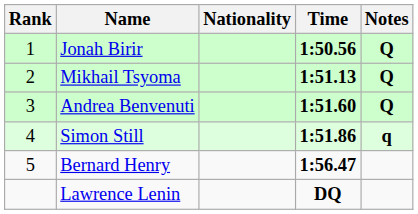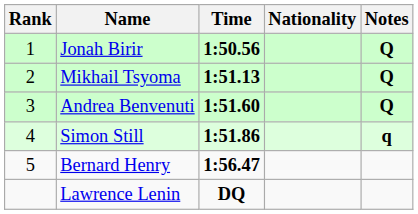columns swapped: (247, 19) <-> (328, 19)
